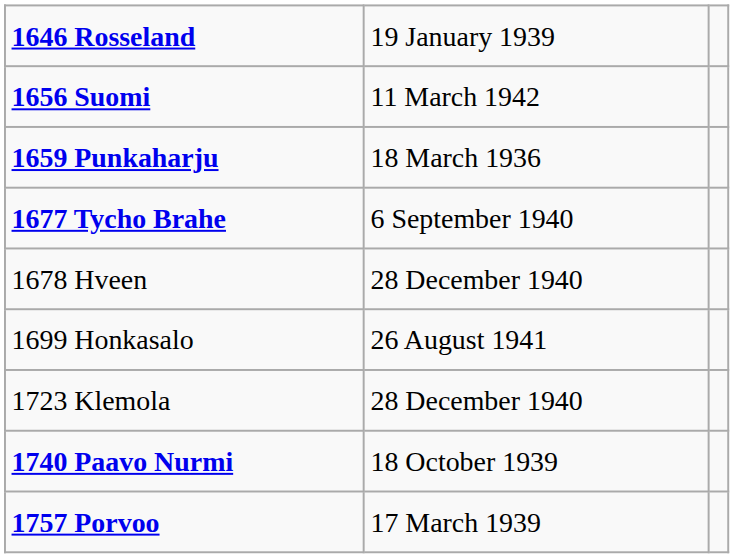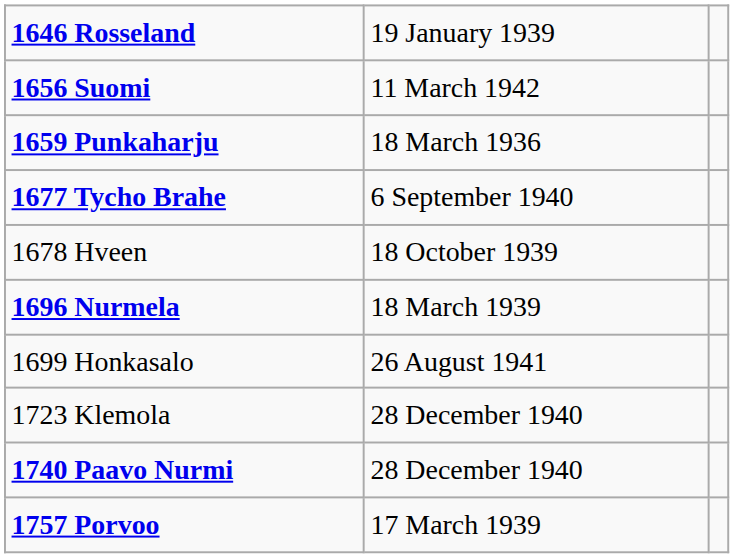(477, 278) 28 December 1940 -> (464, 251) 18 October 1939
+ row: (96, 306)
(464, 461) 18 October 1939 -> (477, 470) 28 December 1940
